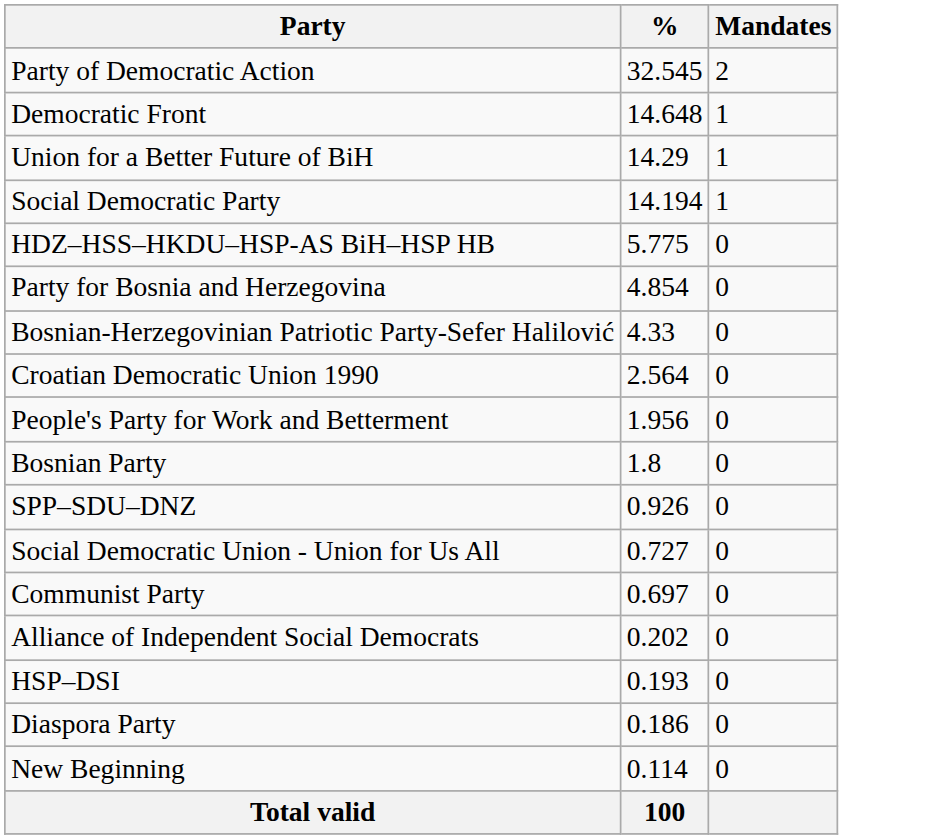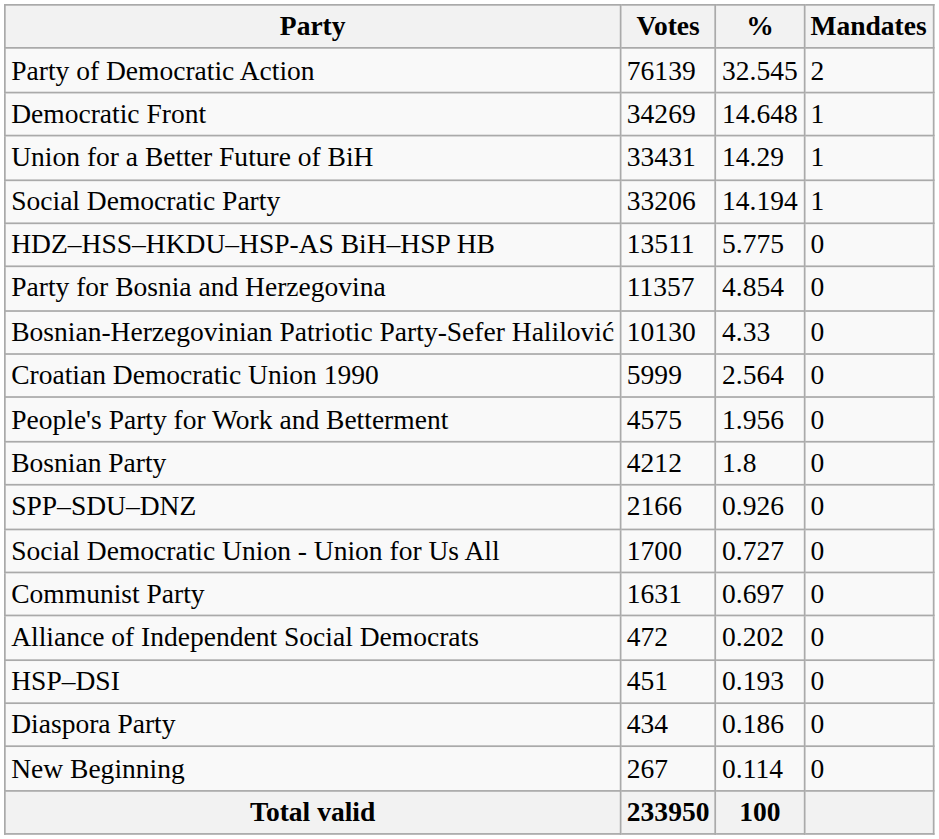+ column: (668, 26)
